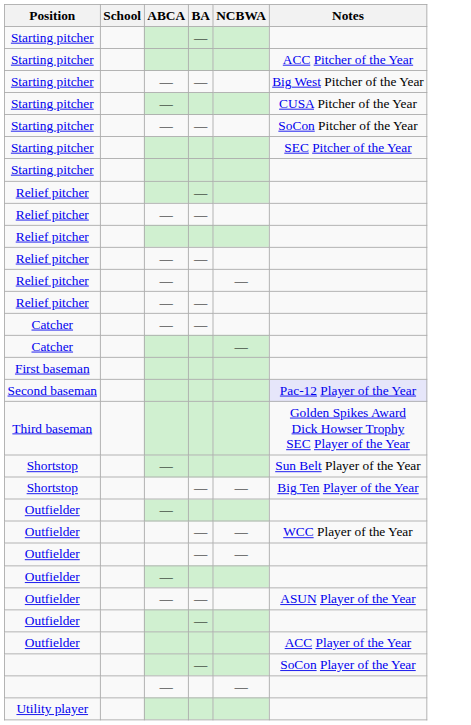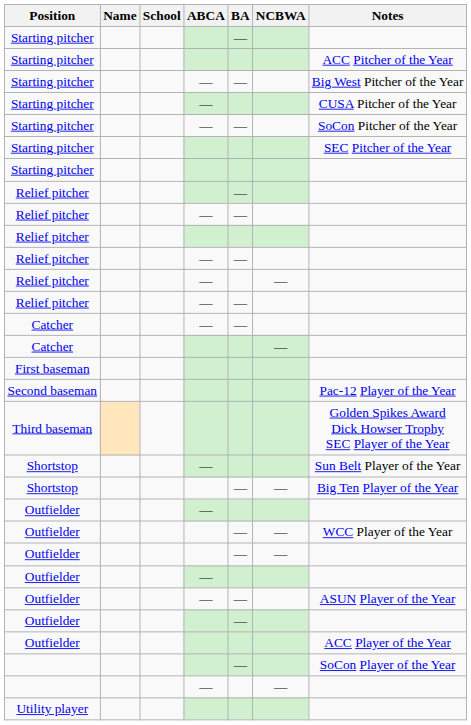+ column: (120, 15)
(348, 390) lavender background -> (388, 390) no background
